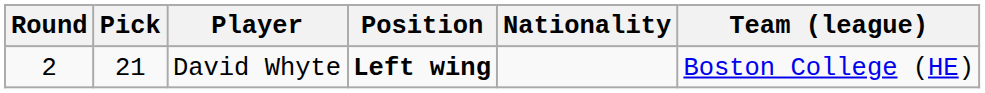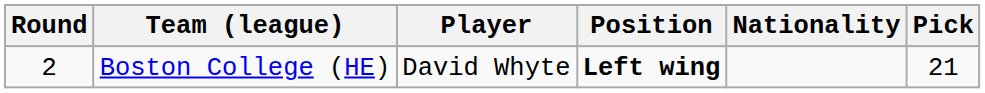columns swapped: (130, 26) <-> (829, 26)
